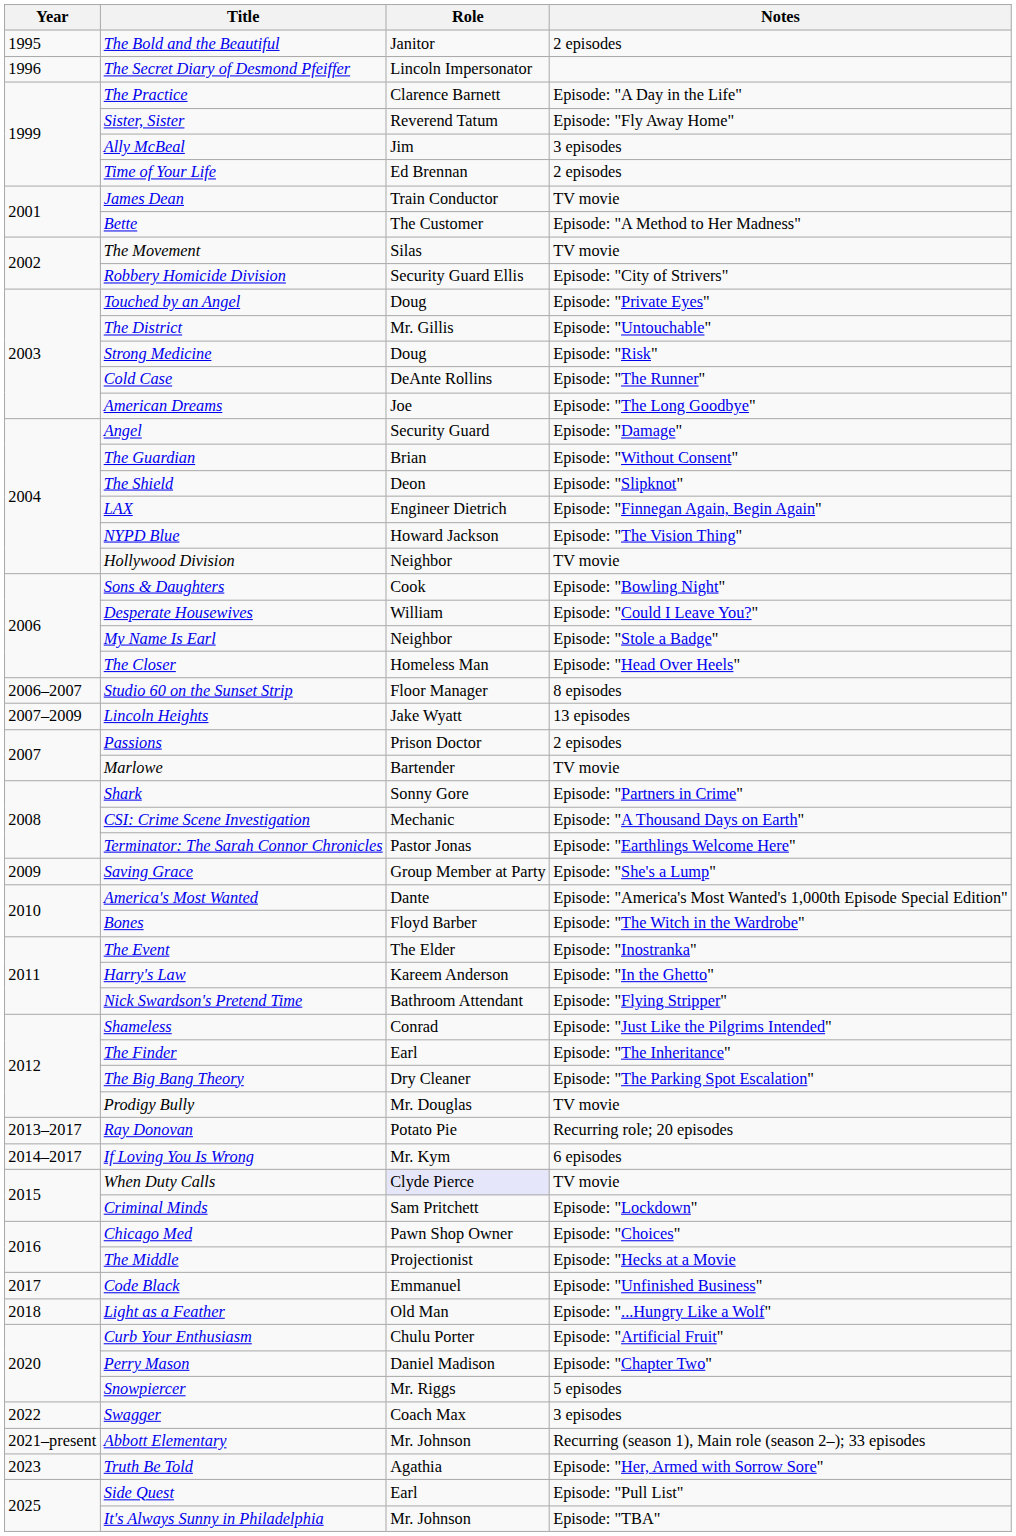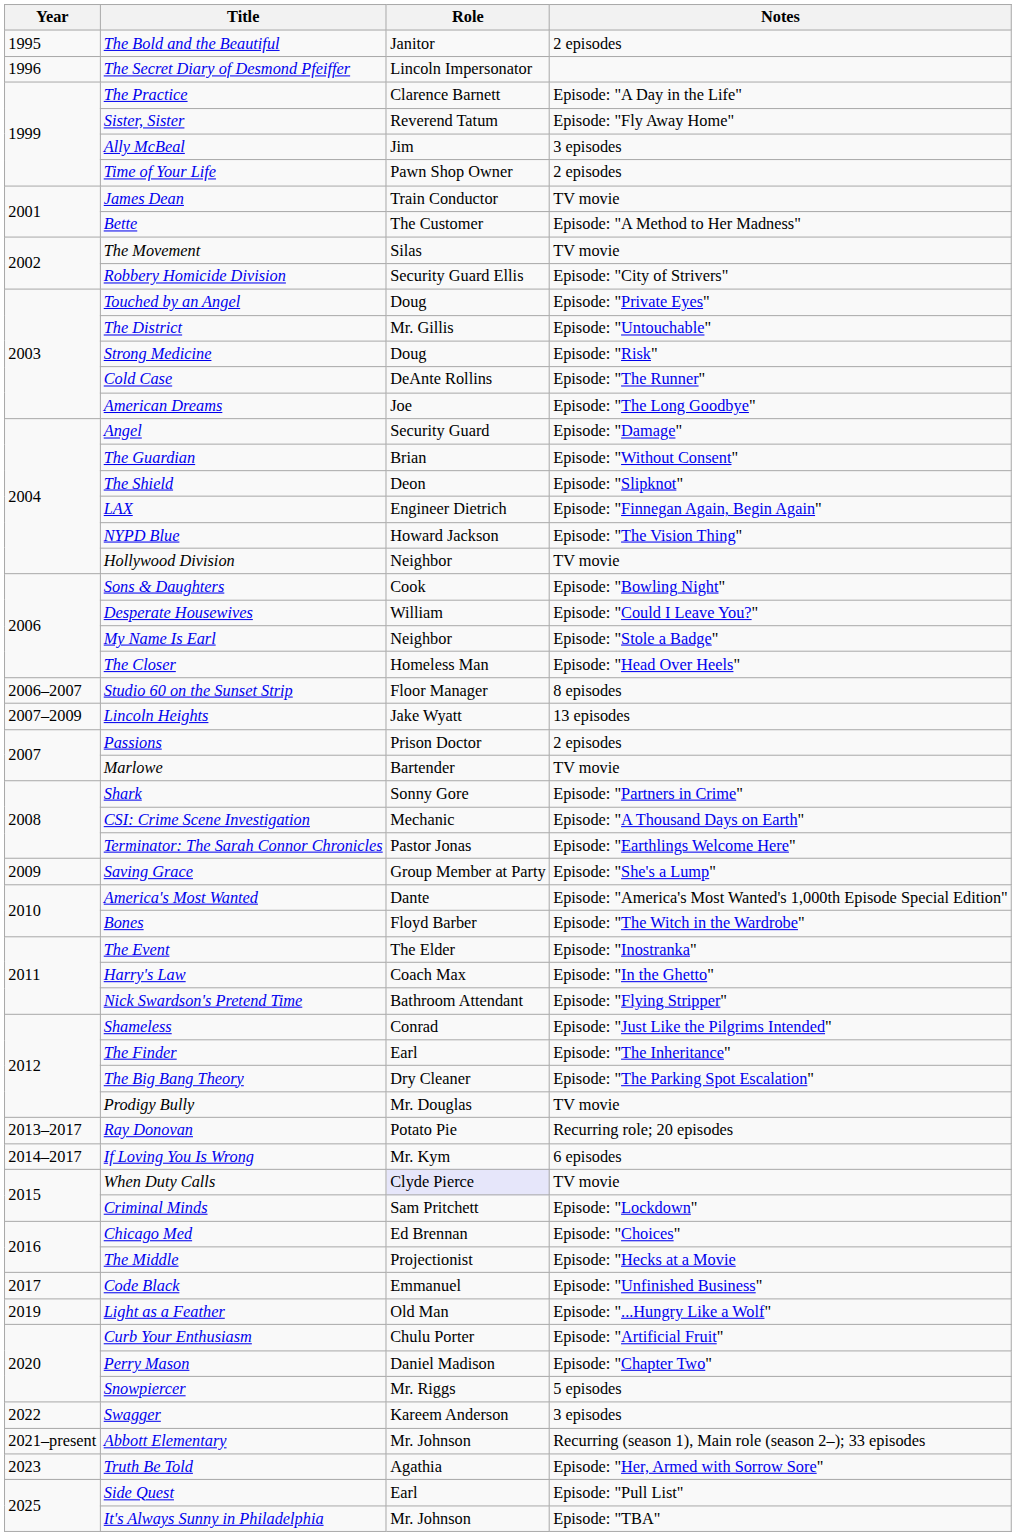(429, 172) Ed Brennan -> (451, 172) Pawn Shop Owner
(449, 975) Kareem Anderson -> (428, 975) Coach Max
(451, 1233) Pawn Shop Owner -> (429, 1233) Ed Brennan
(25, 1311) 2018 -> (25, 1311) 2019
(428, 1415) Coach Max -> (449, 1415) Kareem Anderson
